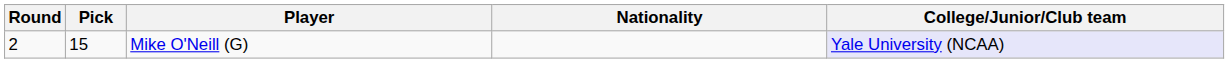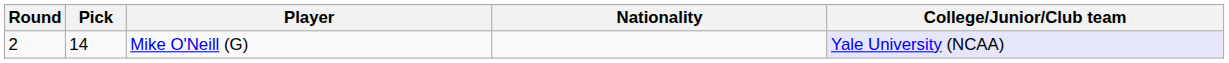(79, 44) 15 -> (79, 44) 14
